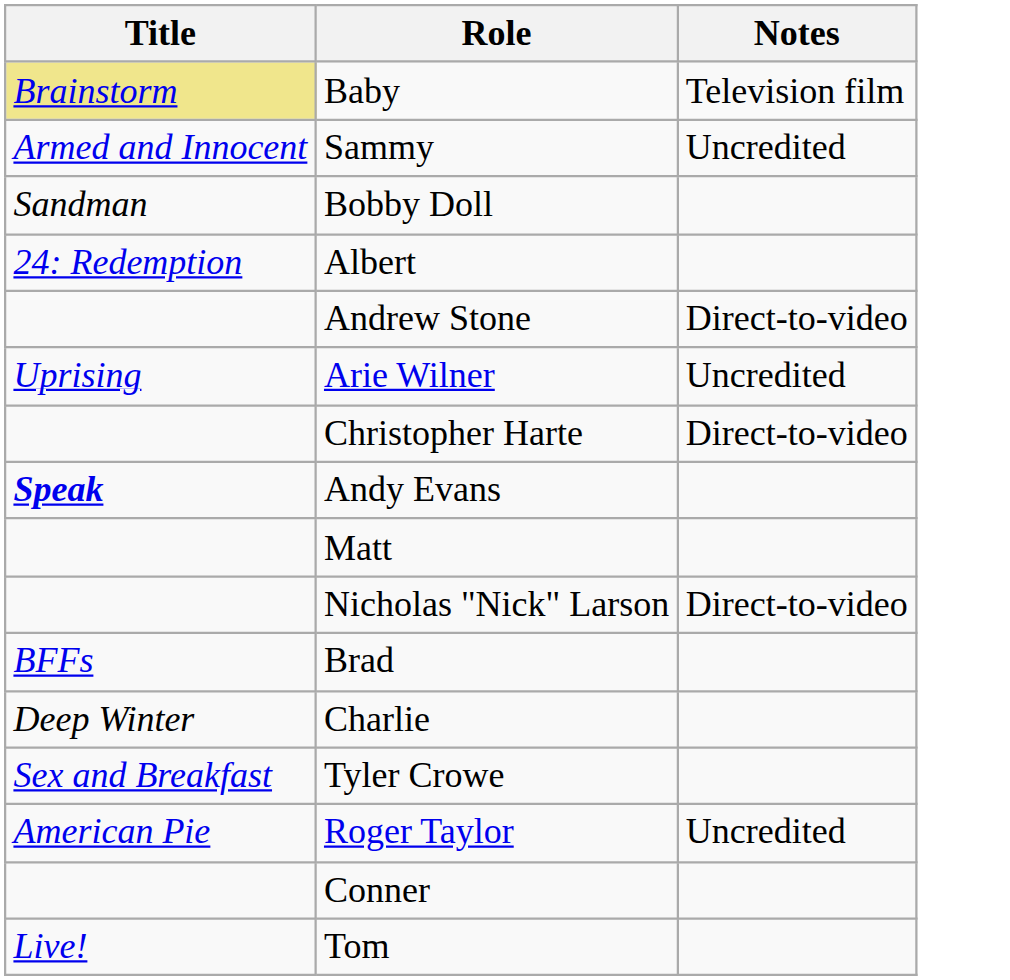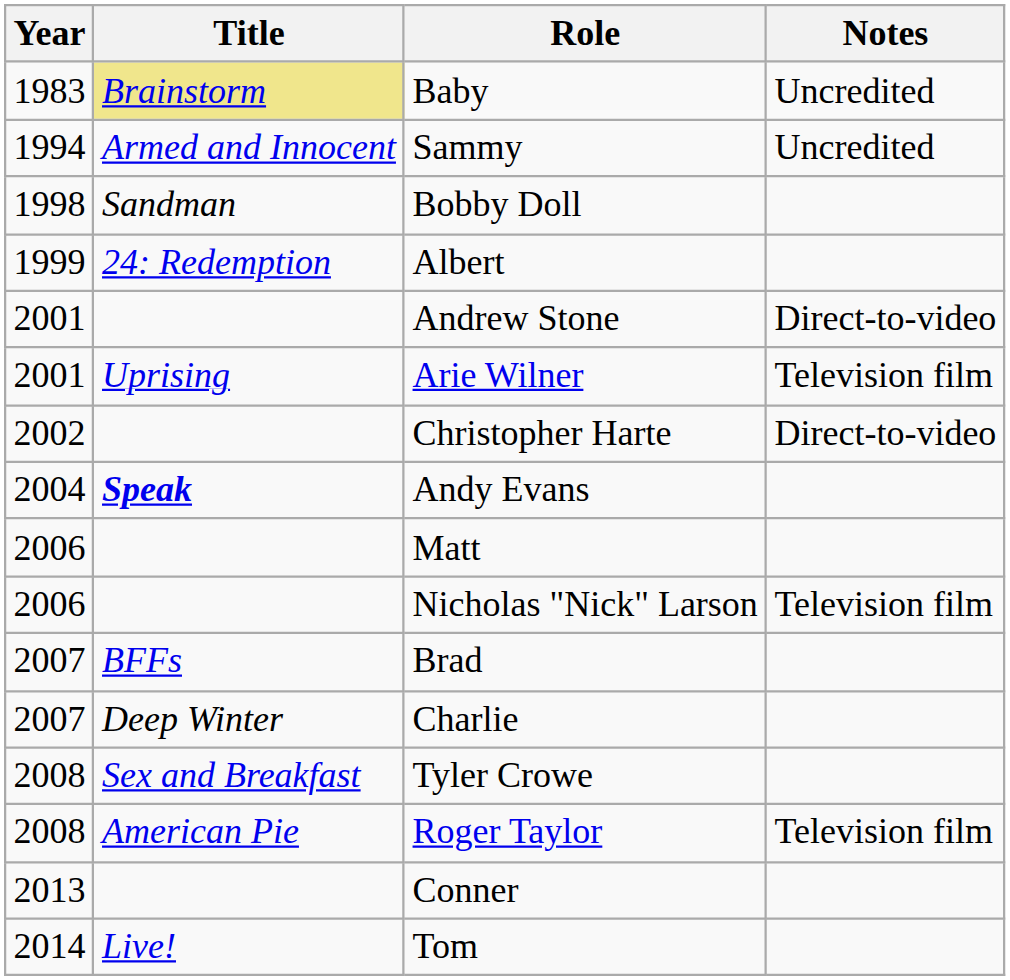+ column: (49, 33)
(795, 90) Television film -> (854, 90) Uncredited
(766, 375) Uncredited -> (884, 375) Television film
(797, 603) Direct-to-video -> (884, 603) Television film
(766, 832) Uncredited -> (884, 832) Television film
